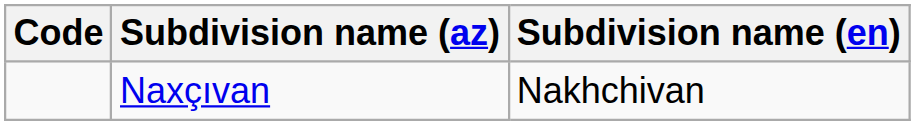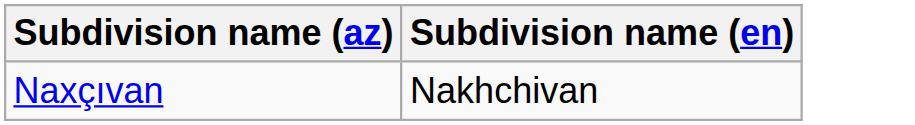- column: (58, 33)
